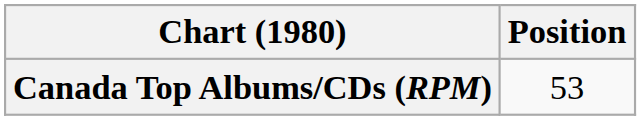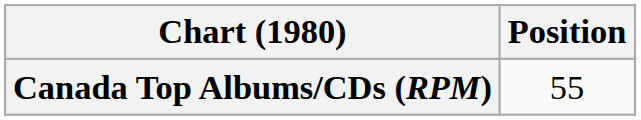(567, 86) 53 -> (567, 86) 55
